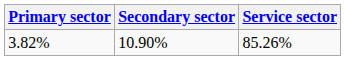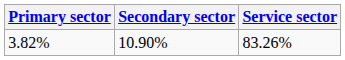(267, 42) 85.26% -> (267, 42) 83.26%
